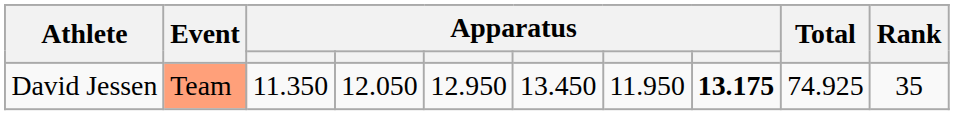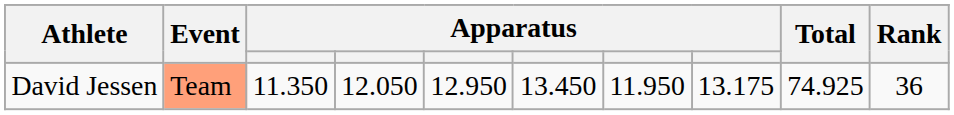(736, 86) bold -> (736, 86) normal
(909, 86) 35 -> (909, 86) 36
